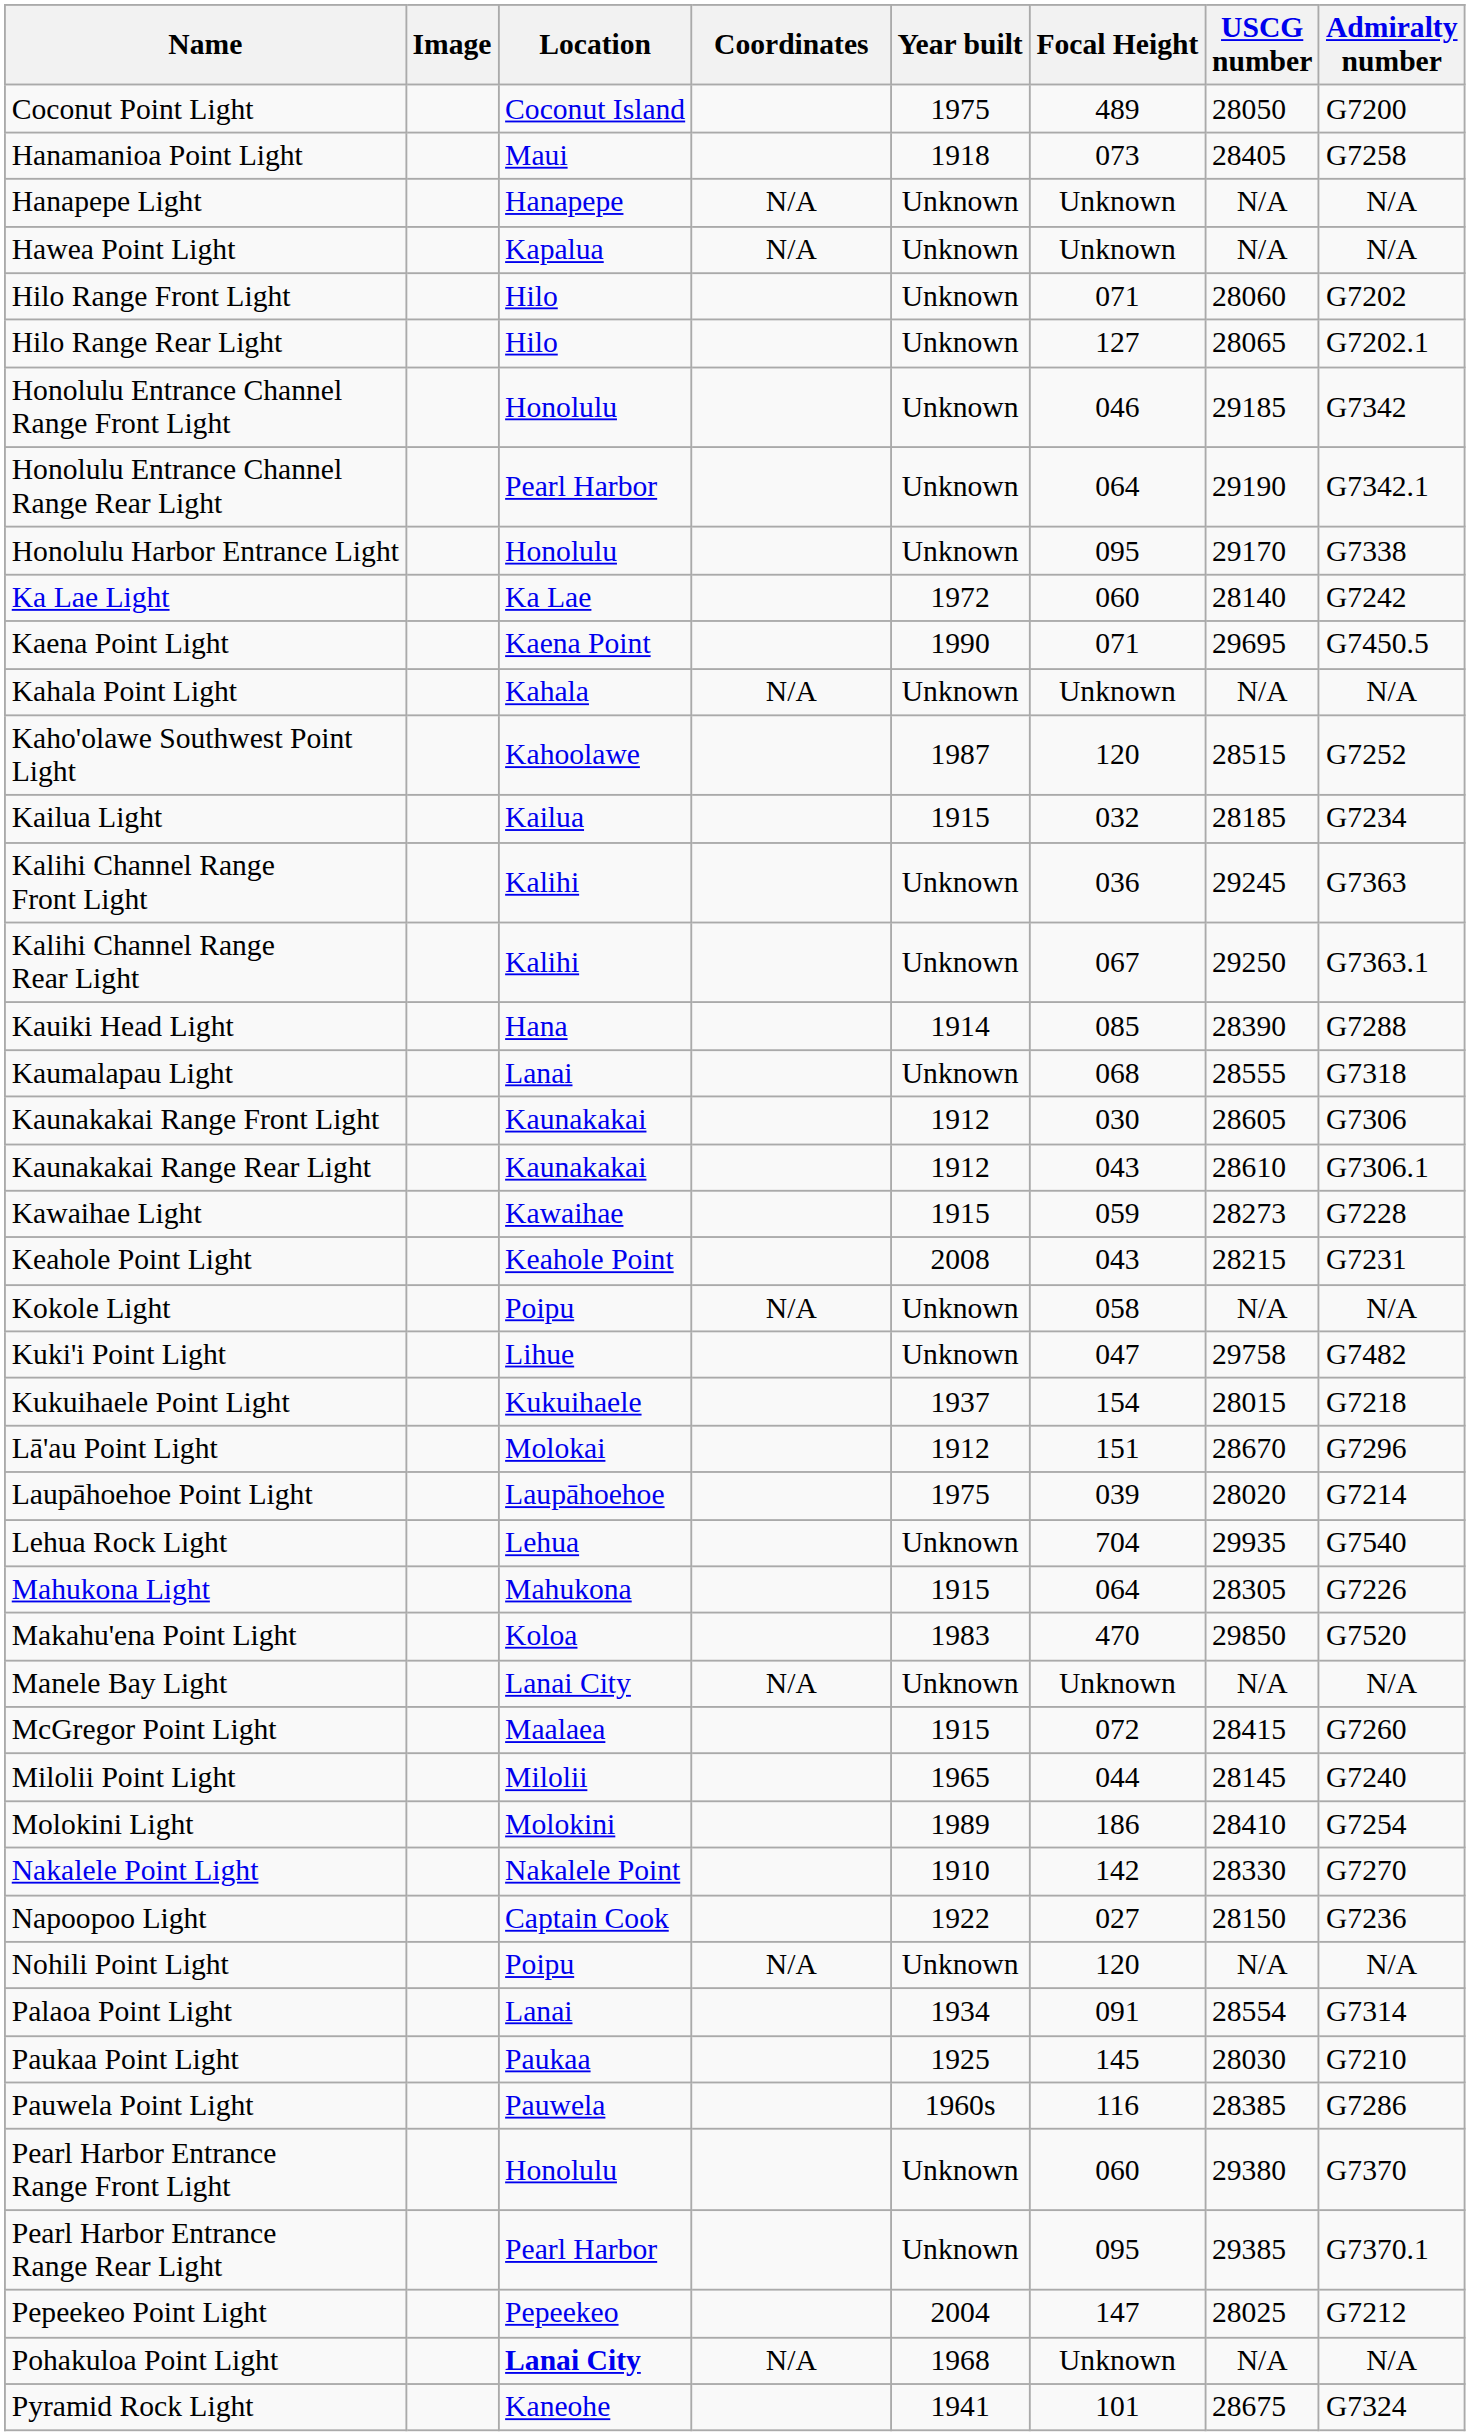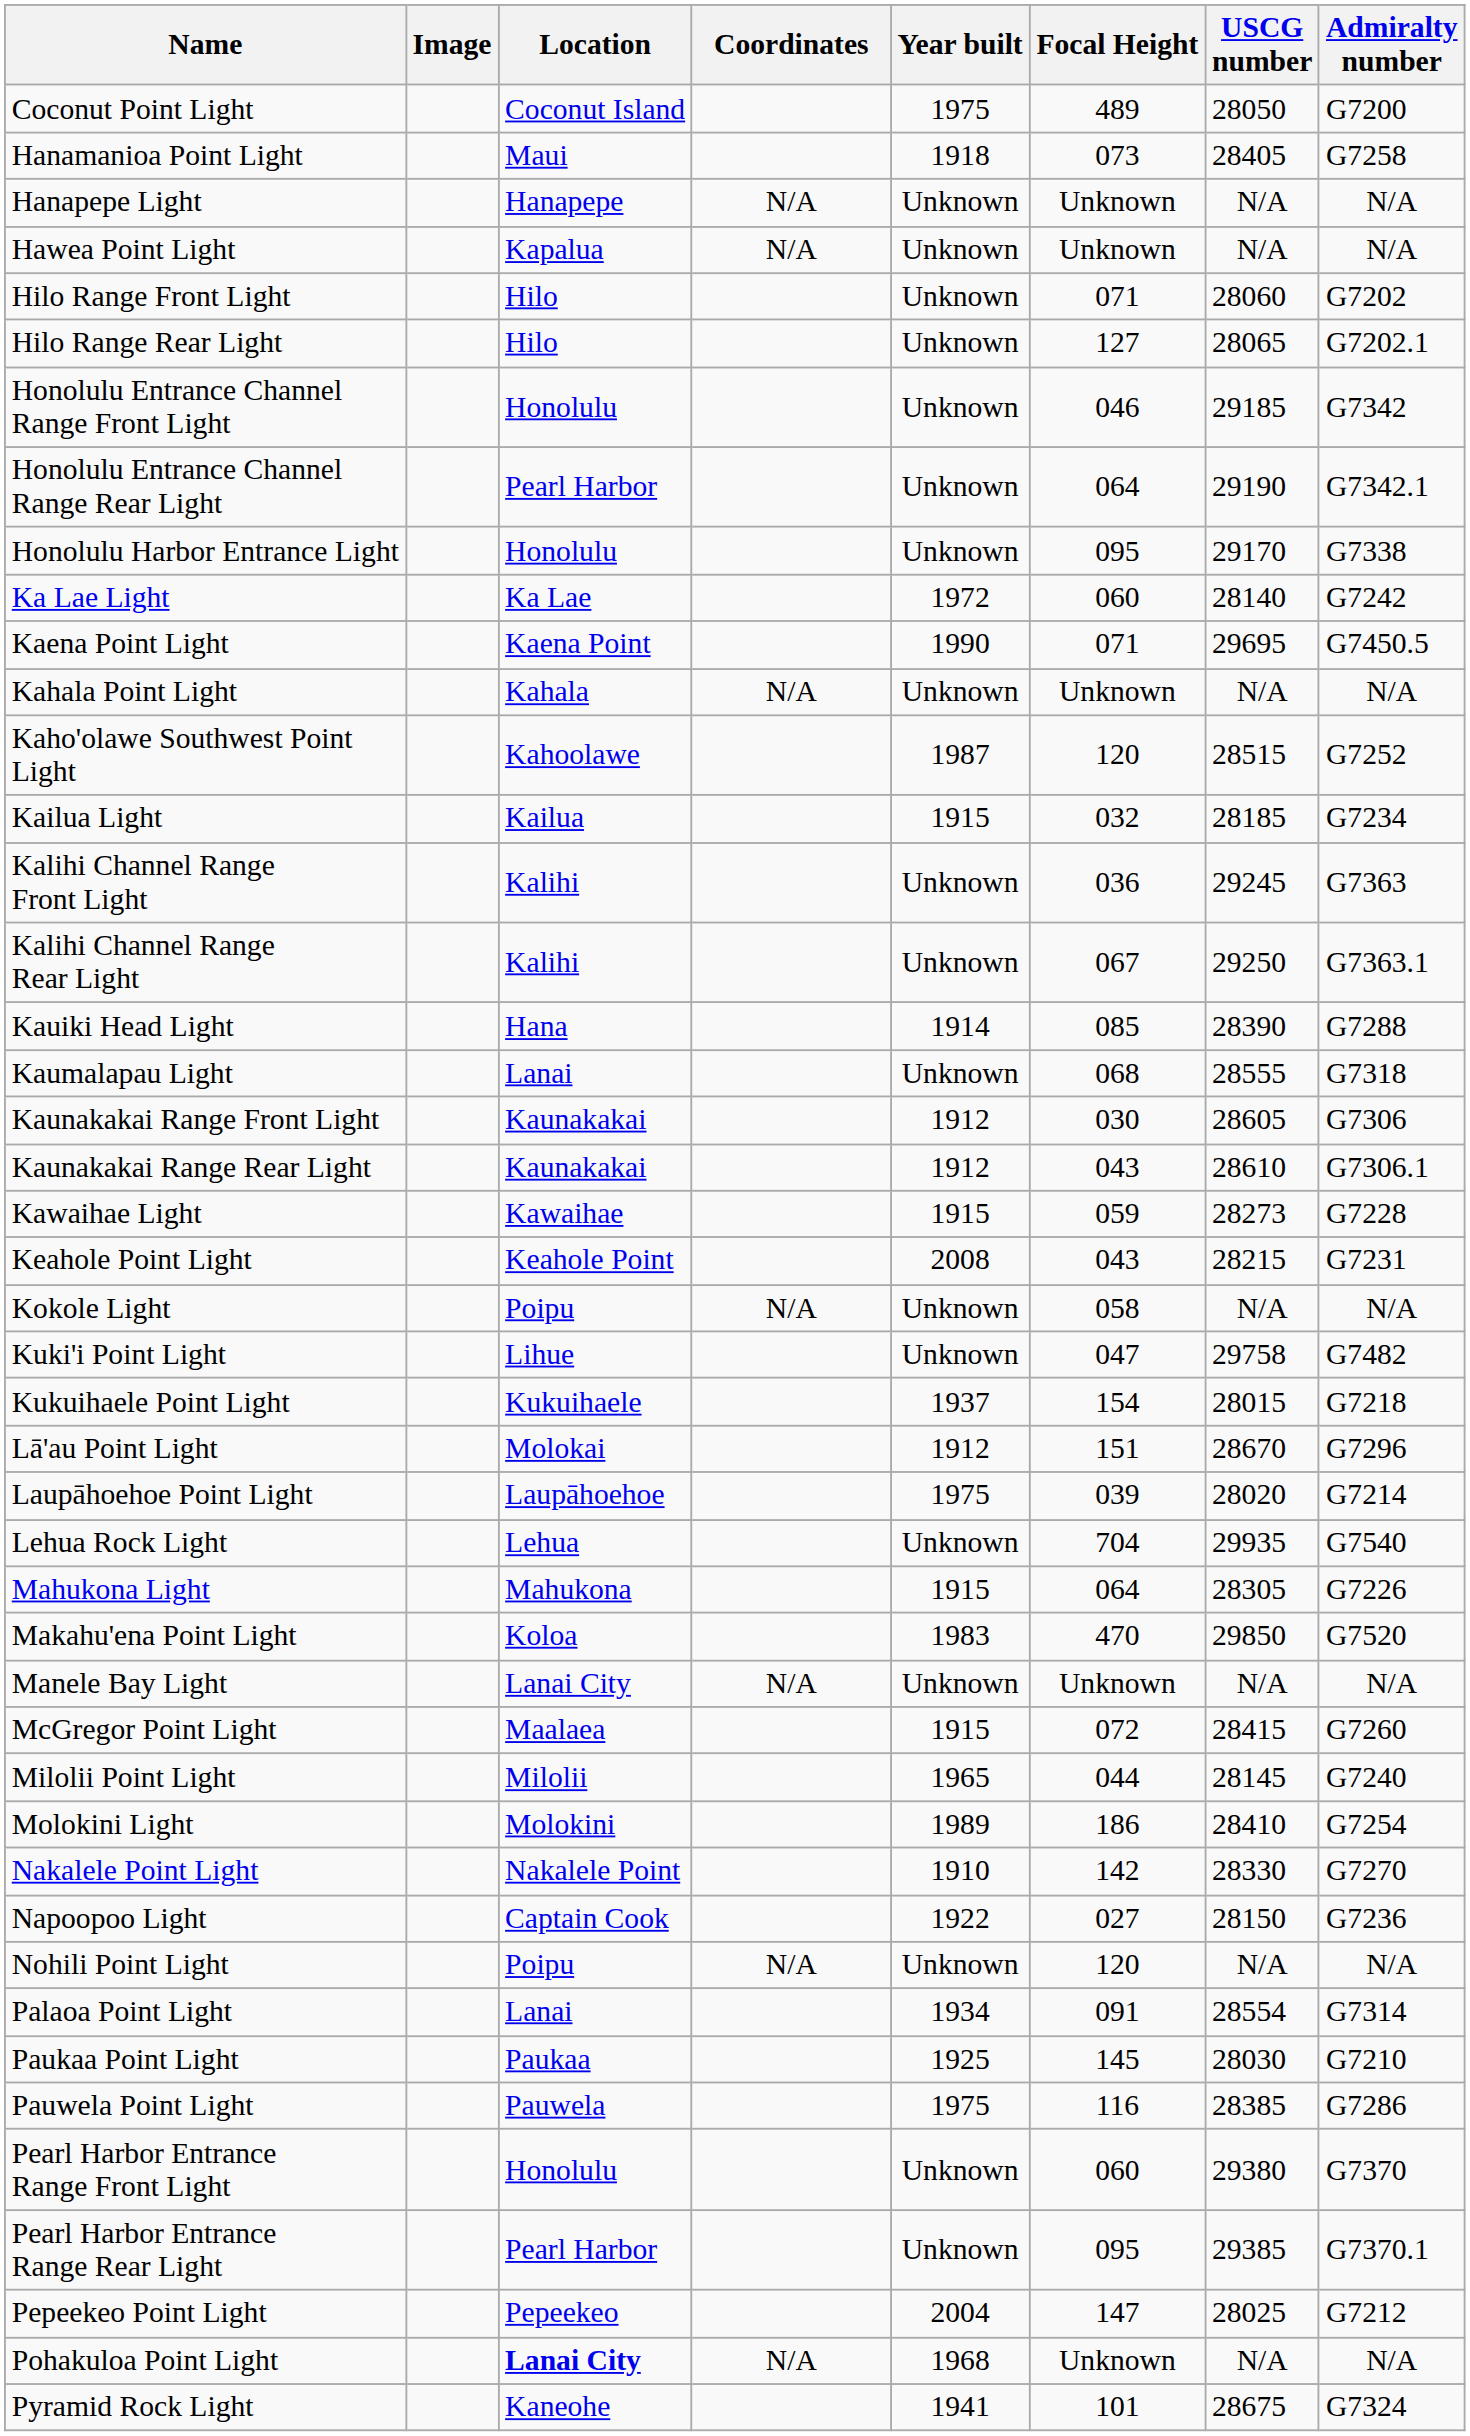(960, 2105) 1960s -> (960, 2105) 1975
